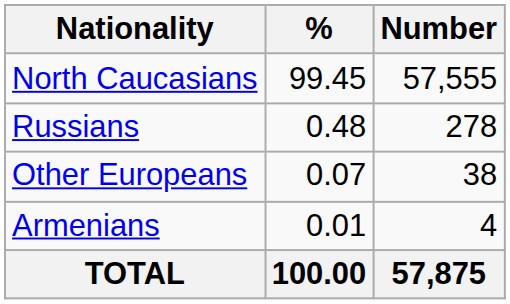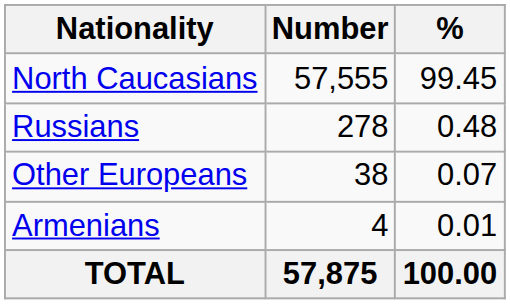columns swapped: (439, 28) <-> (319, 28)
